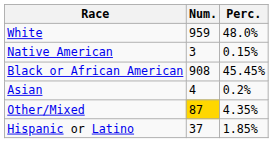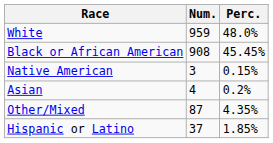rows swapped: (95, 71) <-> (60, 52)
(196, 109) gold background -> (196, 109) no background
